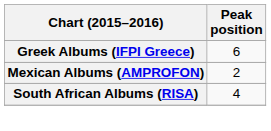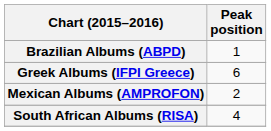+ row: (106, 51)
